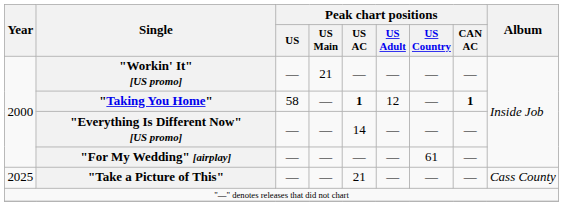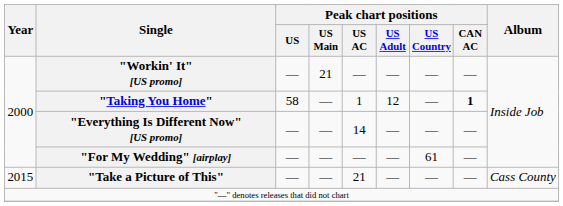(359, 101) bold -> (359, 101) normal
(20, 177) 2025 -> (20, 177) 2015
